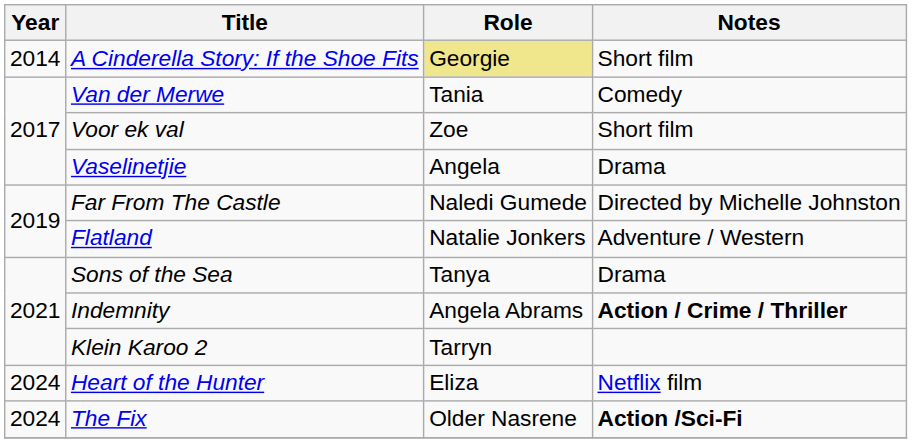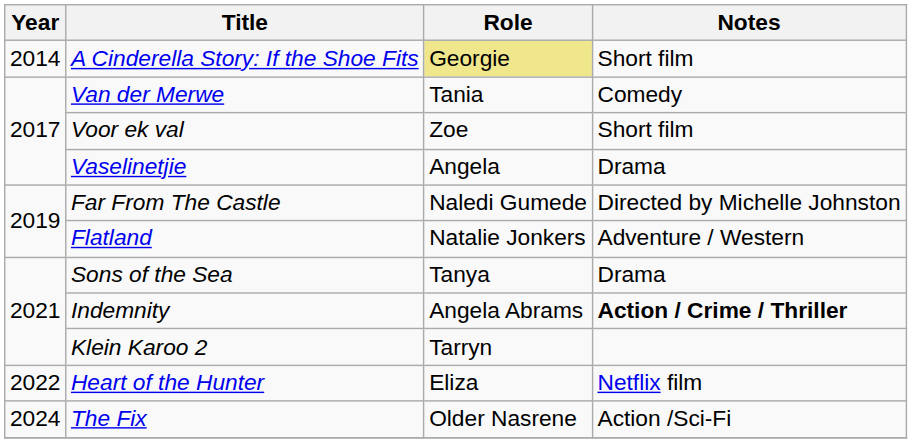(35, 382) 2024 -> (35, 382) 2022
(670, 418) bold -> (664, 418) normal
